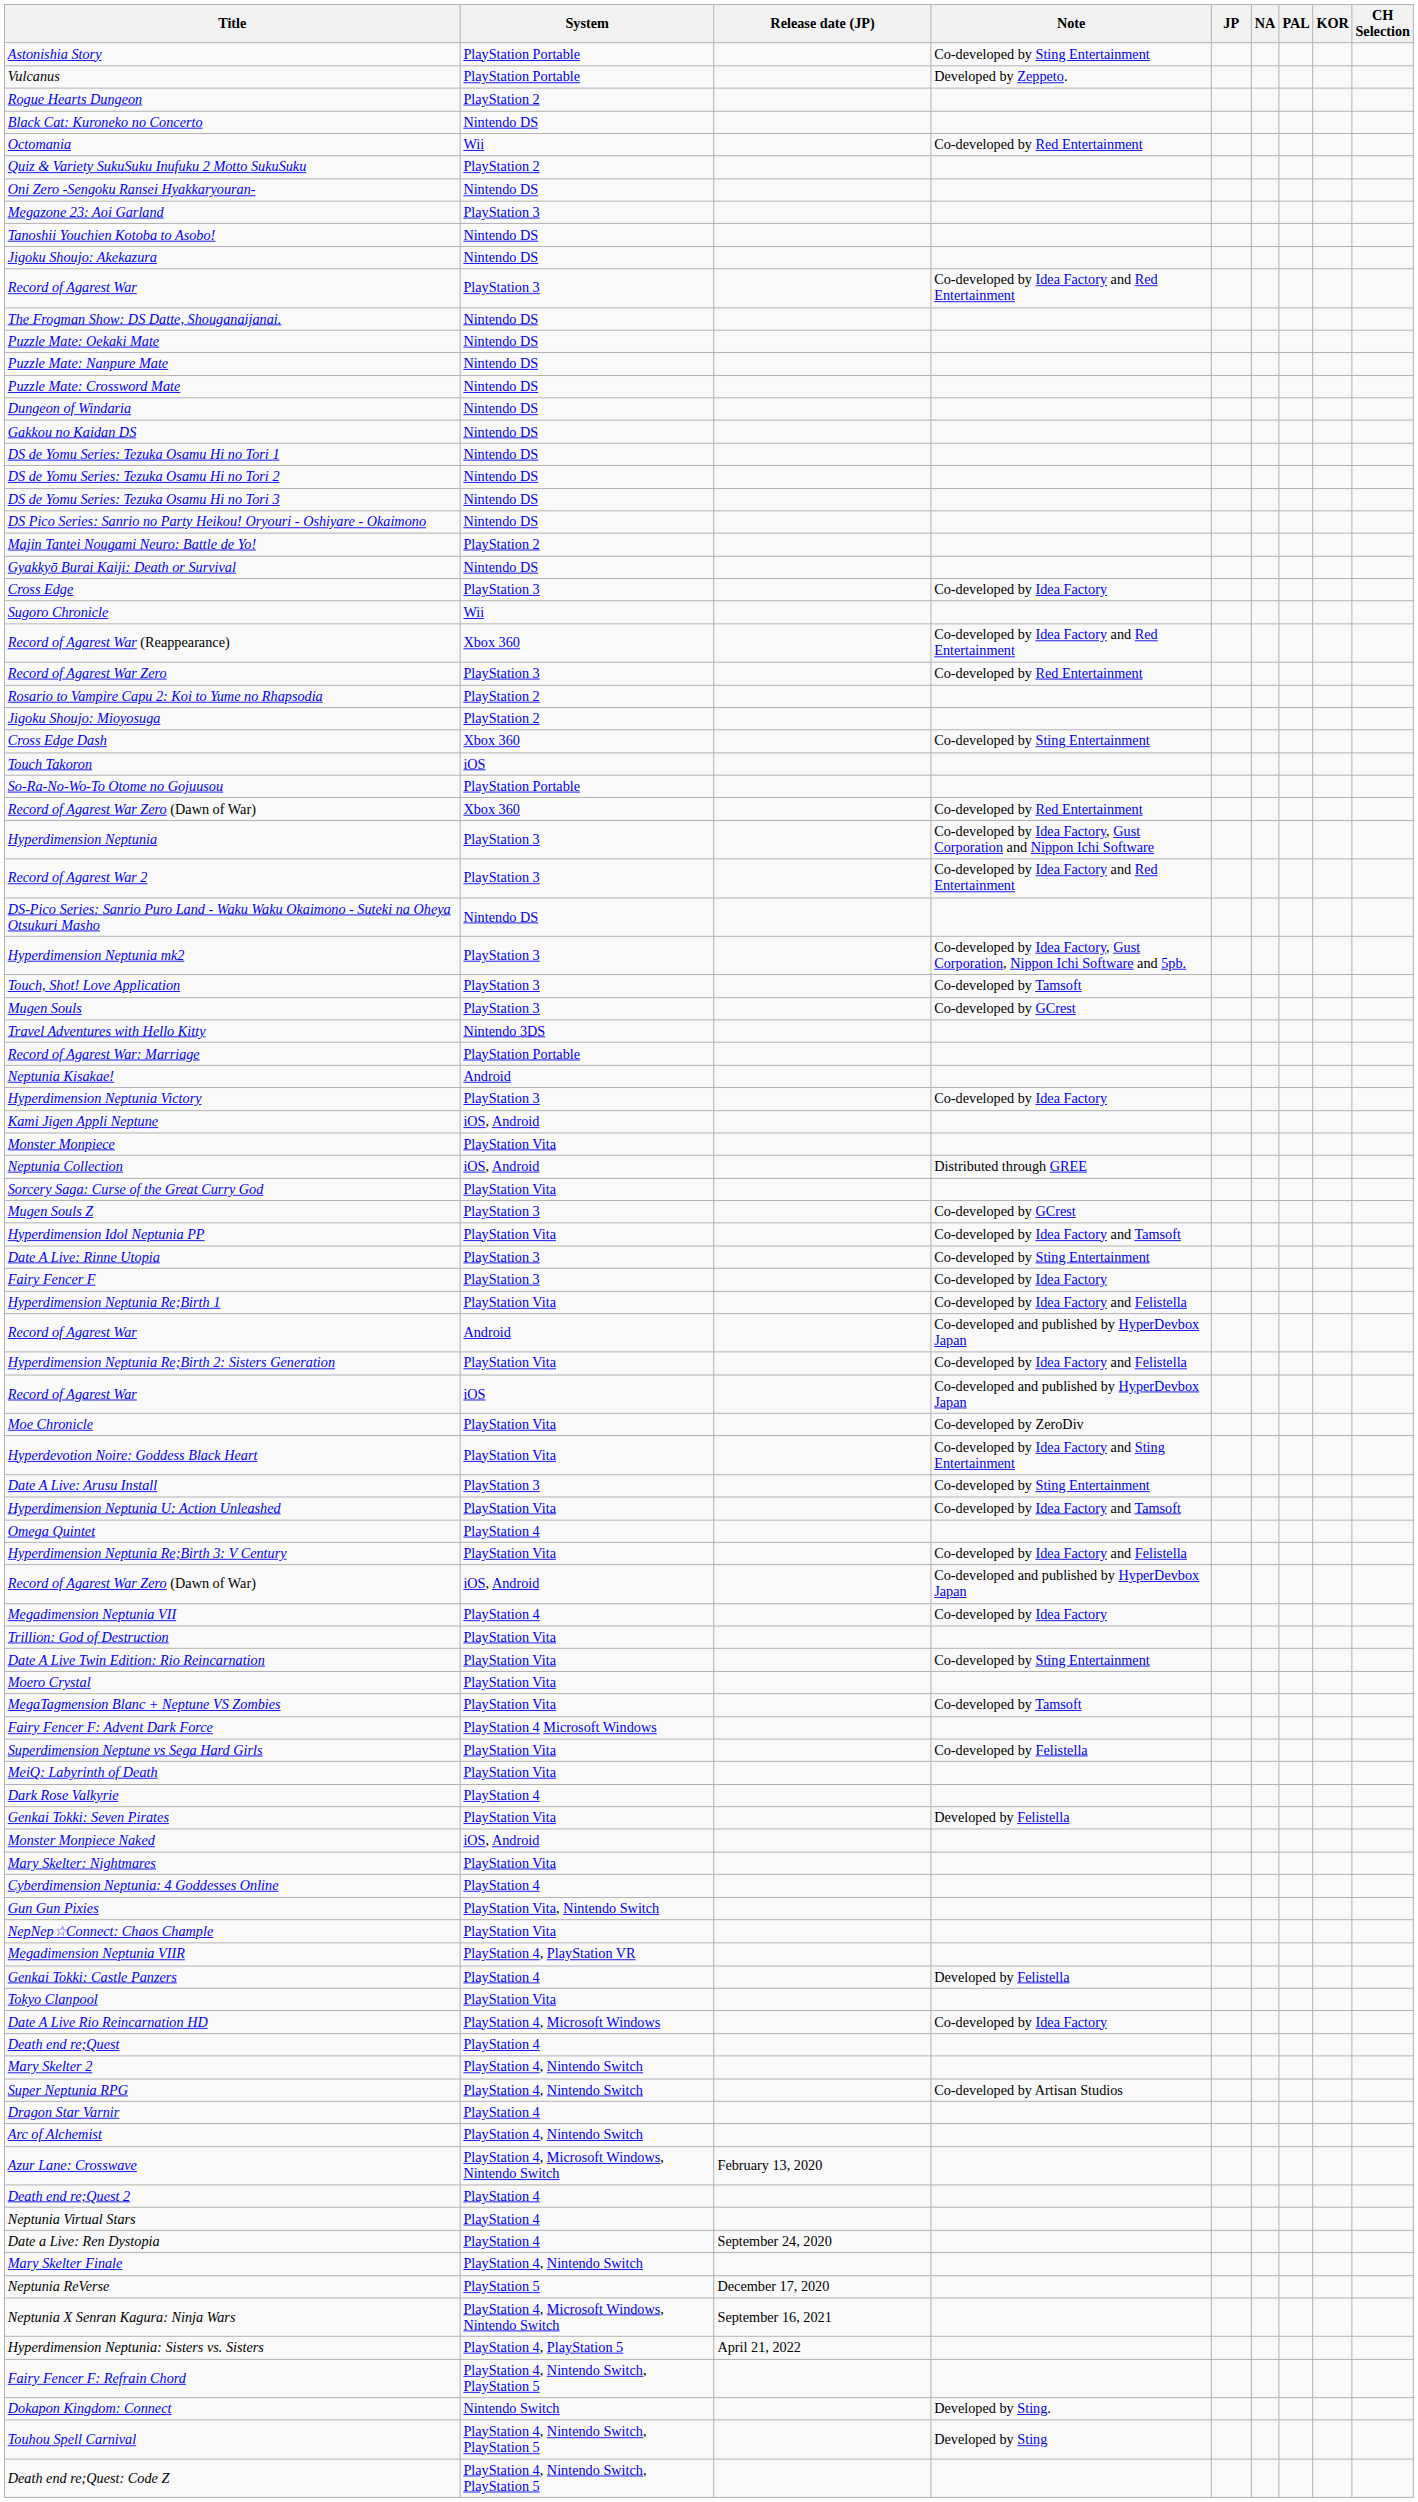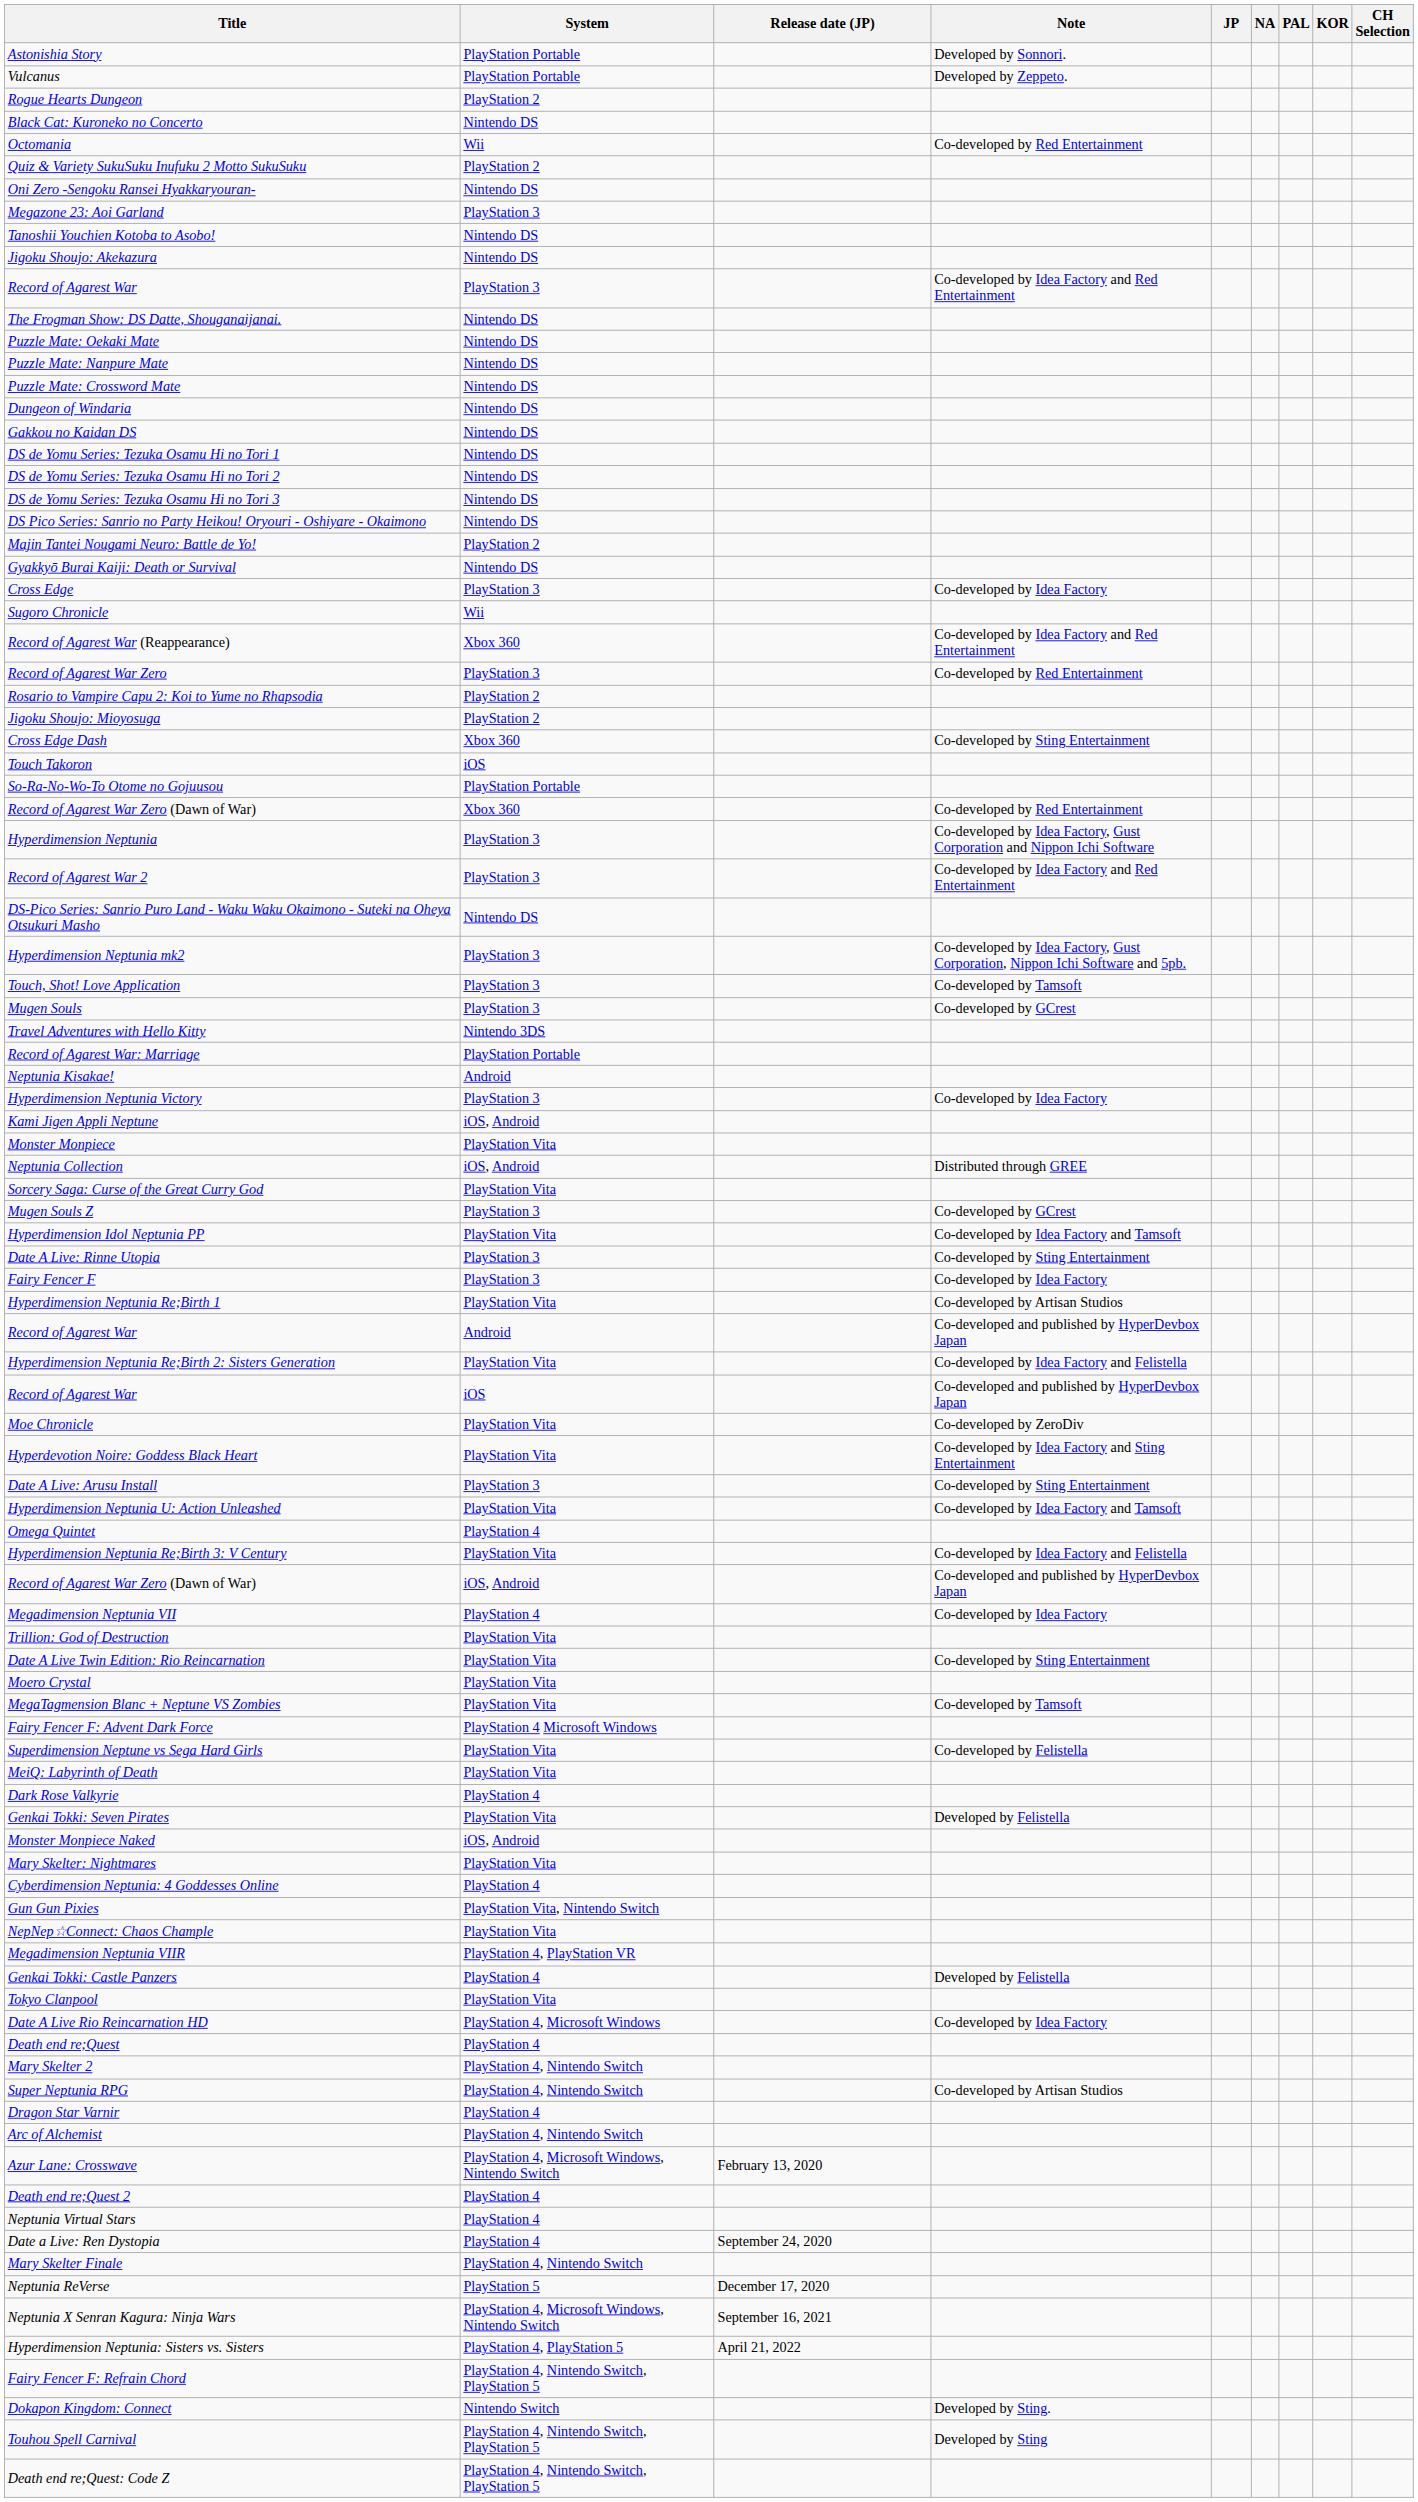(1042, 54) Co-developed by Sting Entertainment -> (1000, 54) Developed by Sonnori.
(1061, 1302) Co-developed by Idea Factory and Felistella -> (1029, 1302) Co-developed by Artisan Studios
